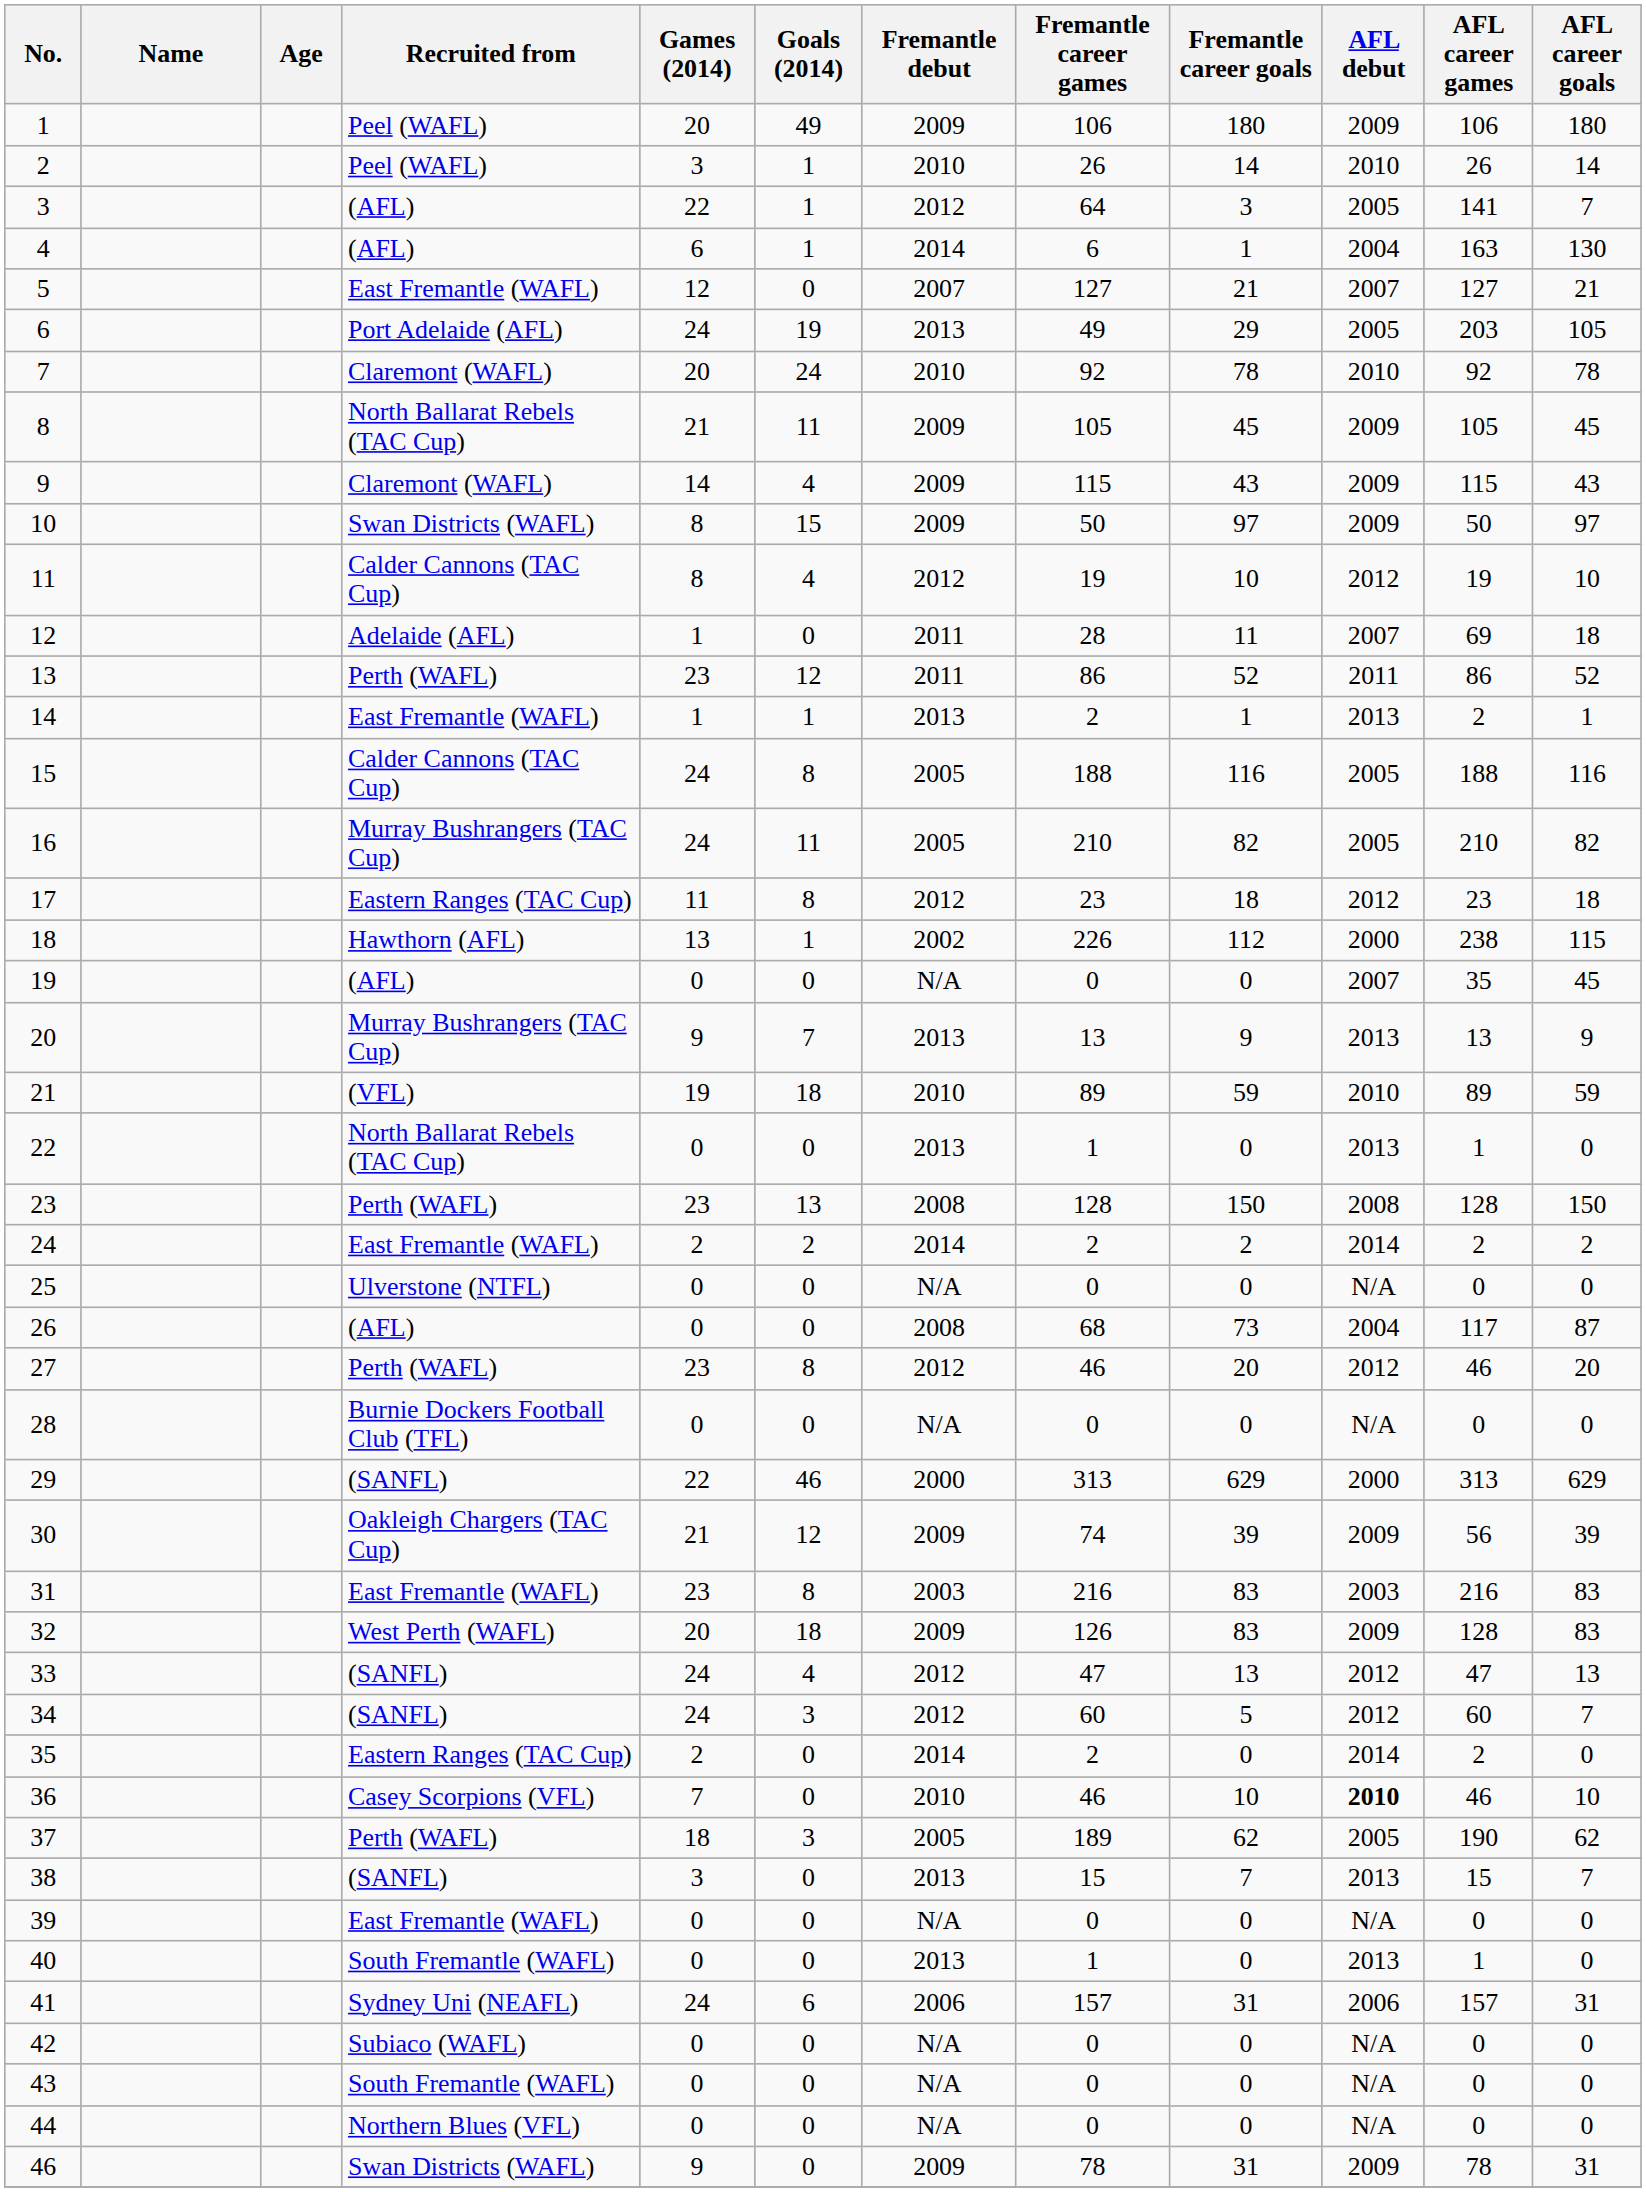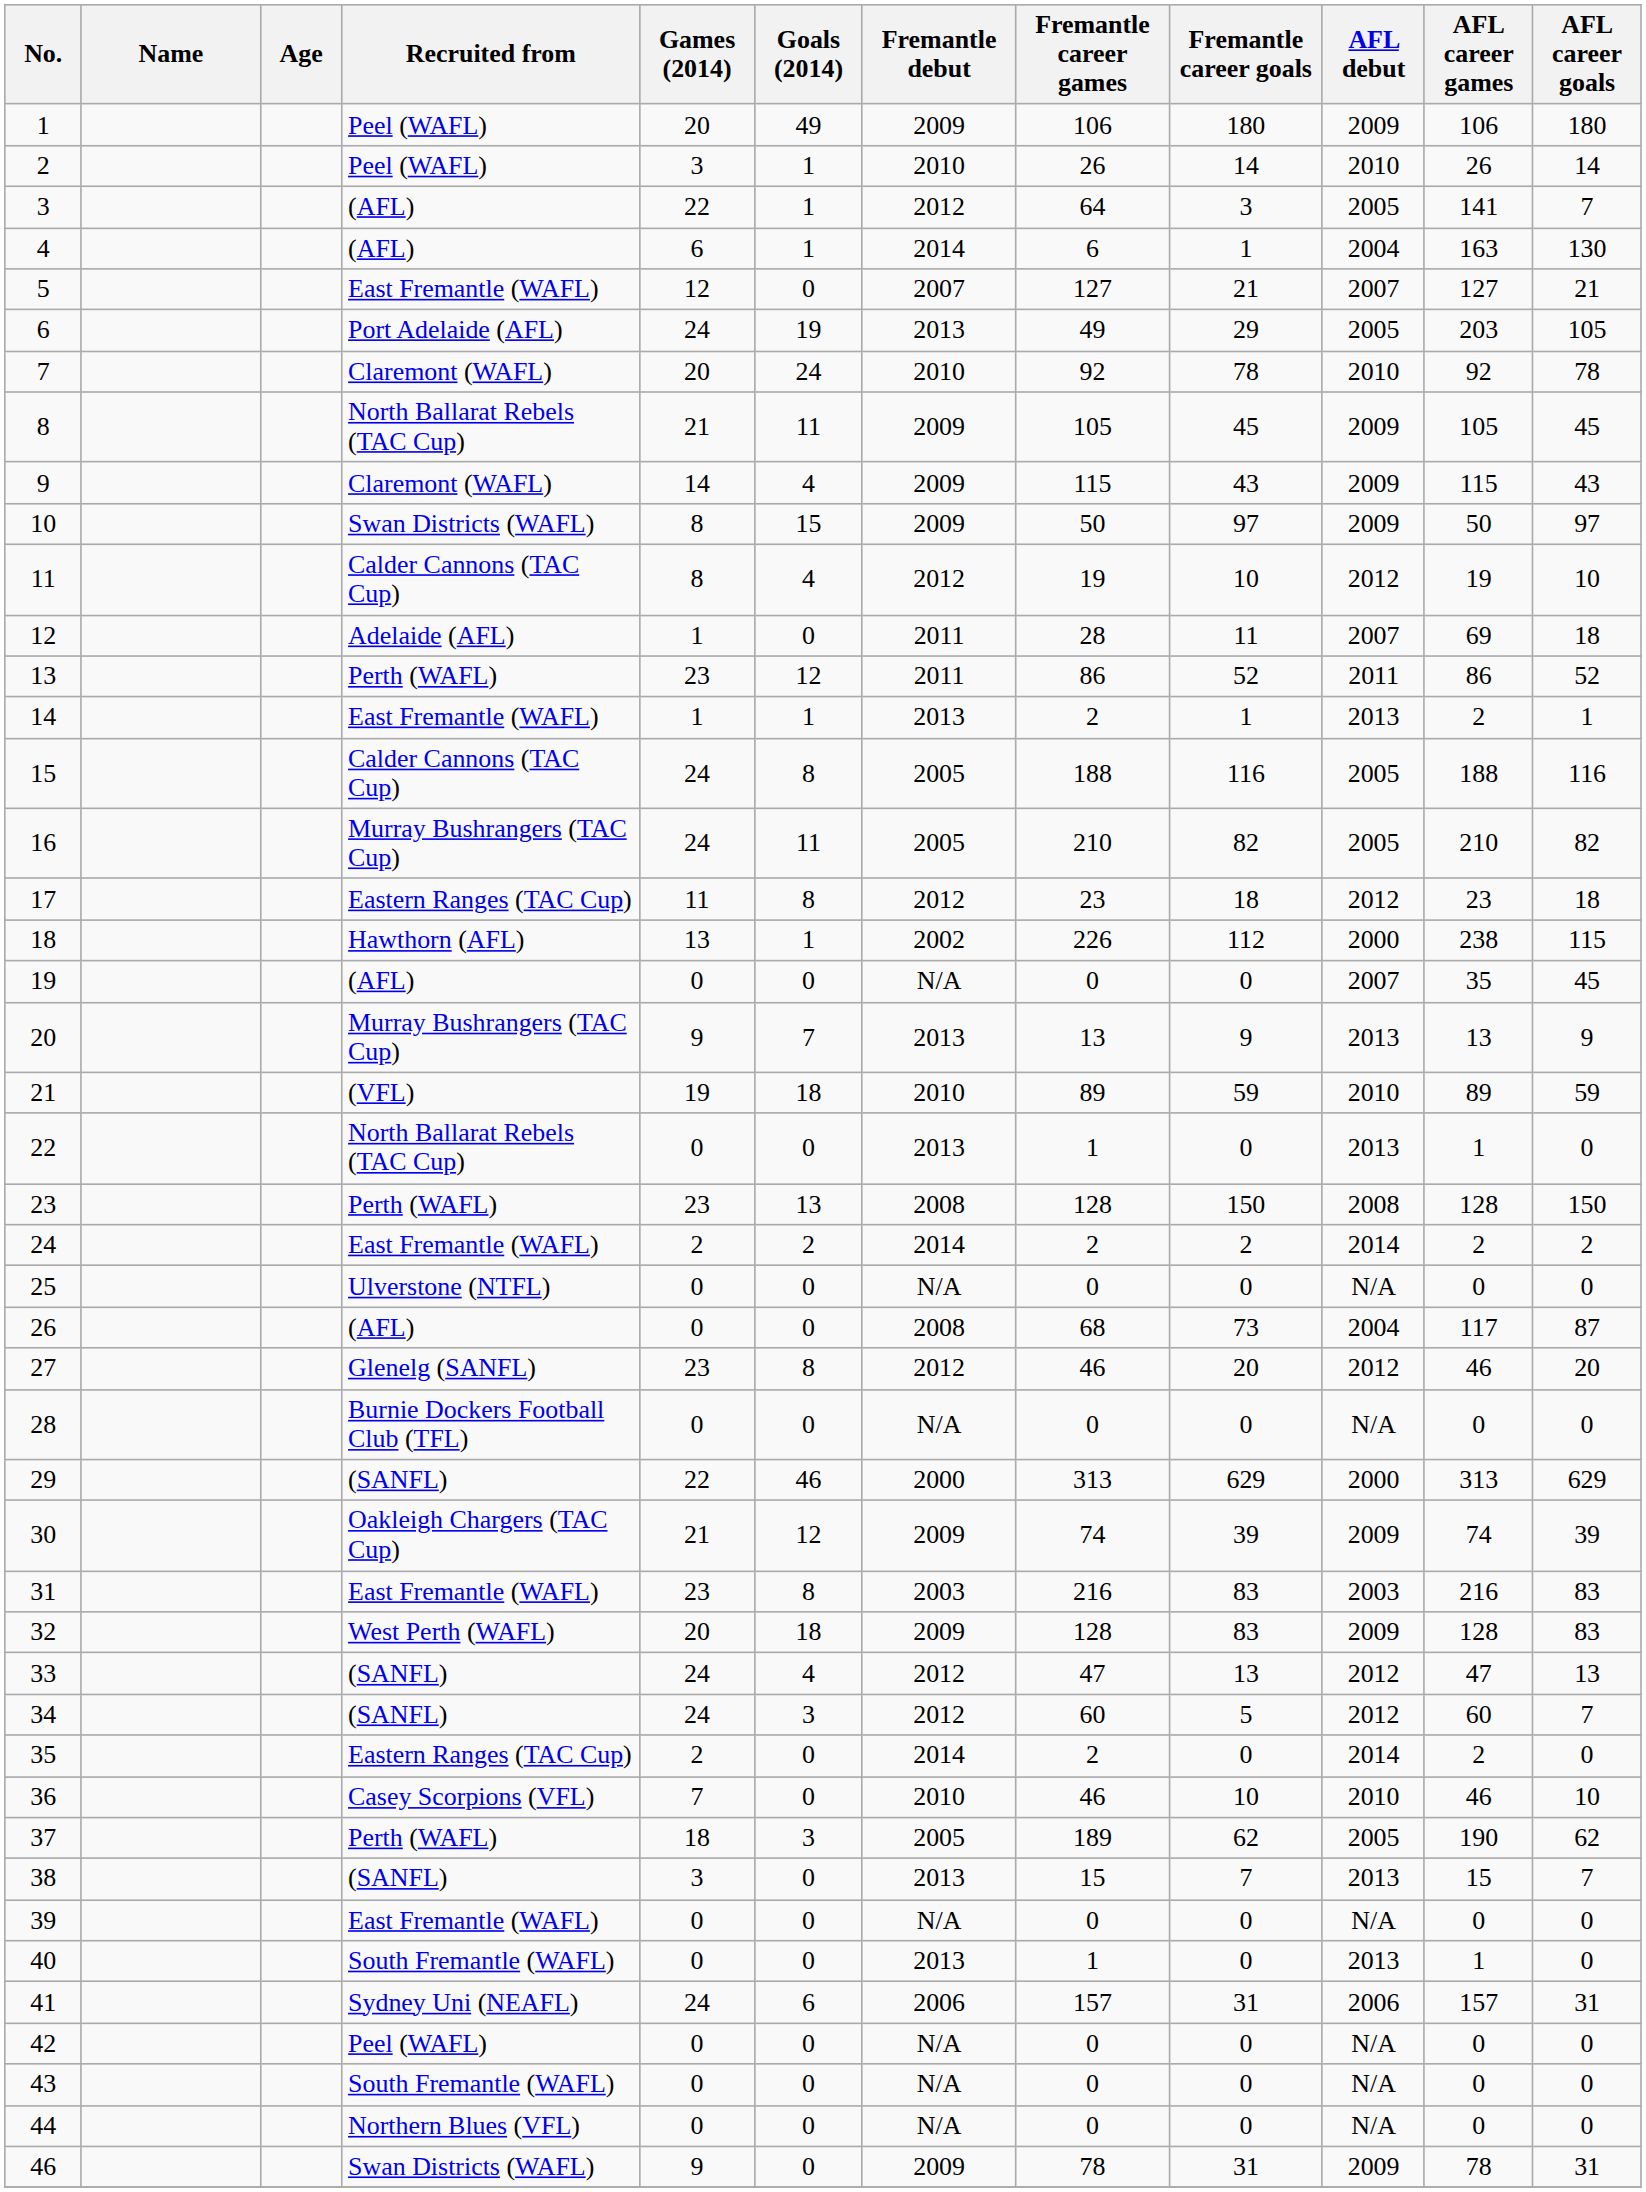(423, 1368) Perth (WAFL) -> (442, 1368) Glenelg (SANFL)
(1479, 1535) 56 -> (1479, 1535) 74
(1092, 1632) 126 -> (1092, 1632) 128
(1374, 1796) bold -> (1374, 1796) normal
(437, 2043) Subiaco (WAFL) -> (418, 2043) Peel (WAFL)
